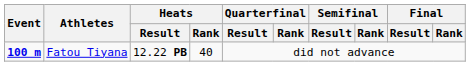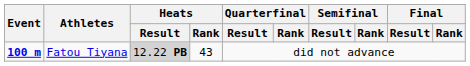(160, 51) no background -> (160, 51) lightgrey background
(206, 51) 40 -> (206, 51) 43
